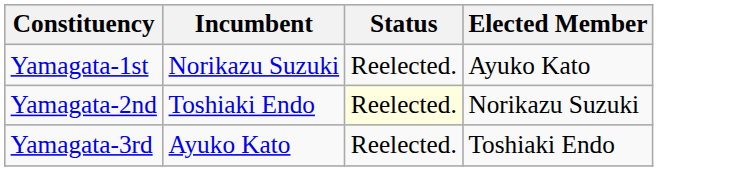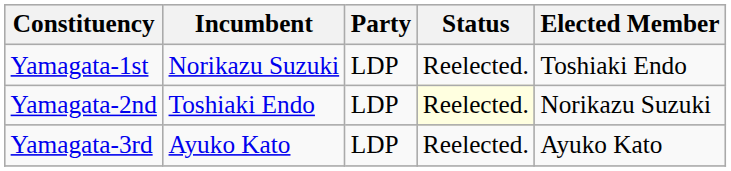+ column: (381, 24)
(529, 64) Ayuko Kato -> (614, 64) Toshiaki Endo
(542, 144) Toshiaki Endo -> (601, 144) Ayuko Kato
